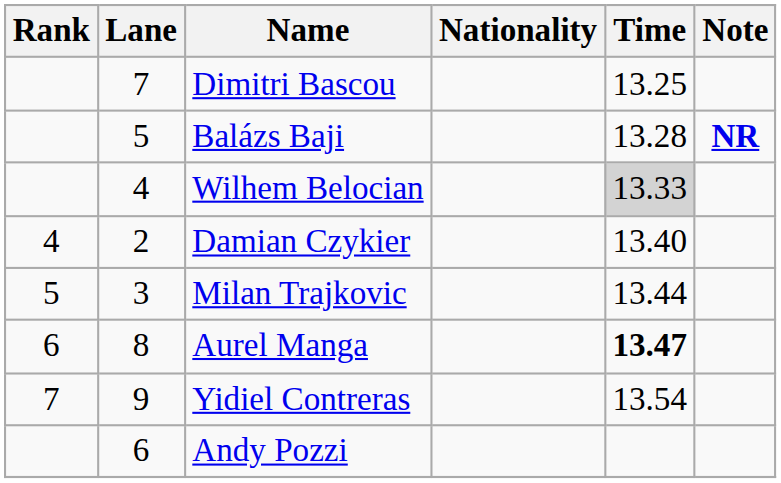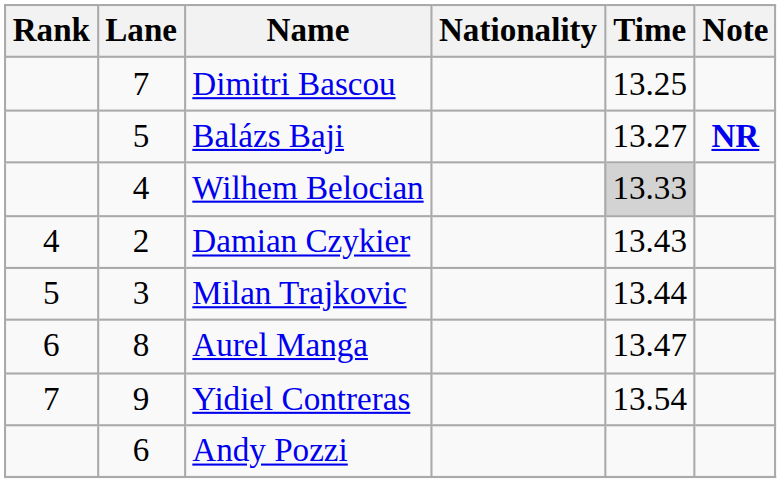(650, 135) 13.28 -> (650, 135) 13.27
(650, 240) 13.40 -> (650, 240) 13.43
(650, 345) bold -> (650, 345) normal
